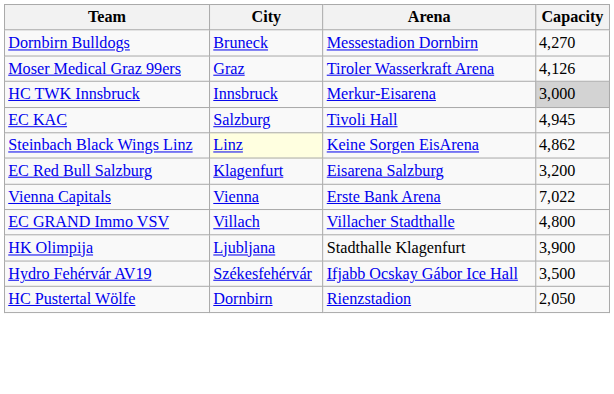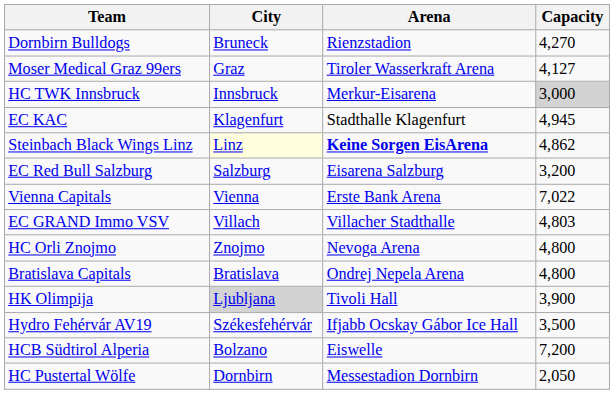(402, 42) Messestadion Dornbirn -> (369, 42) Rienzstadion
(557, 68) 4,126 -> (557, 68) 4,127
(242, 119) Salzburg -> (248, 119) Klagenfurt
(362, 119) Tivoli Hall -> (396, 119) Stadthalle Klagenfurt
(403, 145) normal -> (407, 145) bold
(248, 171) Klagenfurt -> (242, 171) Salzburg
(557, 222) 4,800 -> (557, 222) 4,803
+ row: (62, 247)
+ row: (69, 273)
(244, 247) no background -> (244, 299) lightgrey background
(396, 247) Stadthalle Klagenfurt -> (362, 299) Tivoli Hall
+ row: (79, 350)
(369, 299) Rienzstadion -> (402, 376) Messestadion Dornbirn
